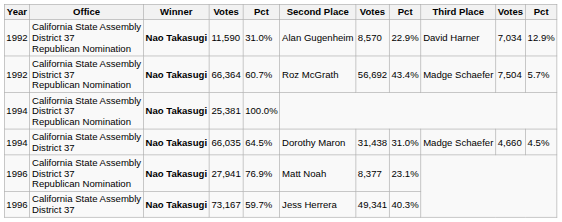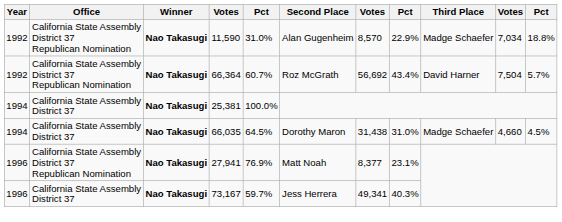(451, 38) David Harner -> (458, 38) Madge Schaefer
(541, 38) 12.9% -> (541, 38) 18.8%
(458, 74) Madge Schaefer -> (451, 74) David Harner
(87, 111) California State Assembly District 37 Republican Nomination -> (87, 106) California State Assembly District 37
